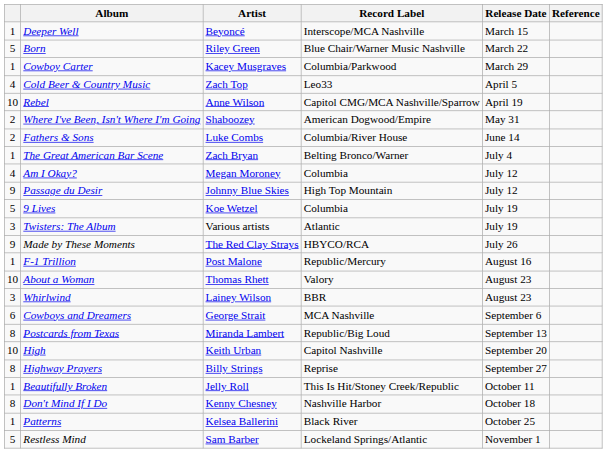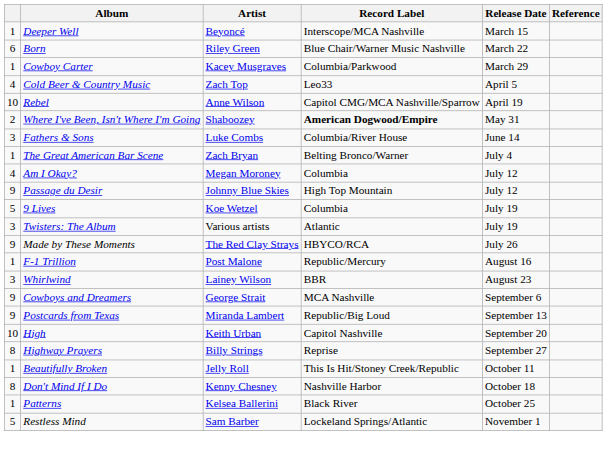(13, 48) 5 -> (13, 48) 6
(367, 119) normal -> (371, 119) bold
(13, 137) 2 -> (13, 137) 3
- row: (59, 279)
(13, 315) 6 -> (13, 297) 9
(13, 333) 8 -> (13, 315) 9
